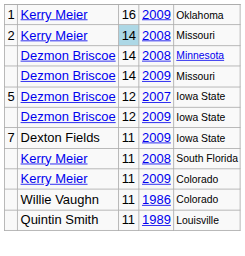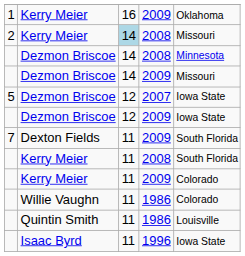(201, 138) Iowa State -> (207, 138) South Florida
(156, 220) 1989 -> (156, 220) 1986
+ row: (11, 241)
